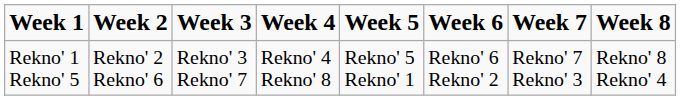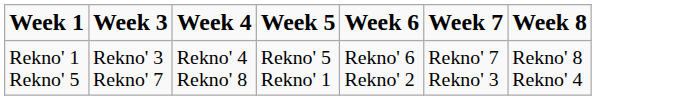- column: (130, 22)
